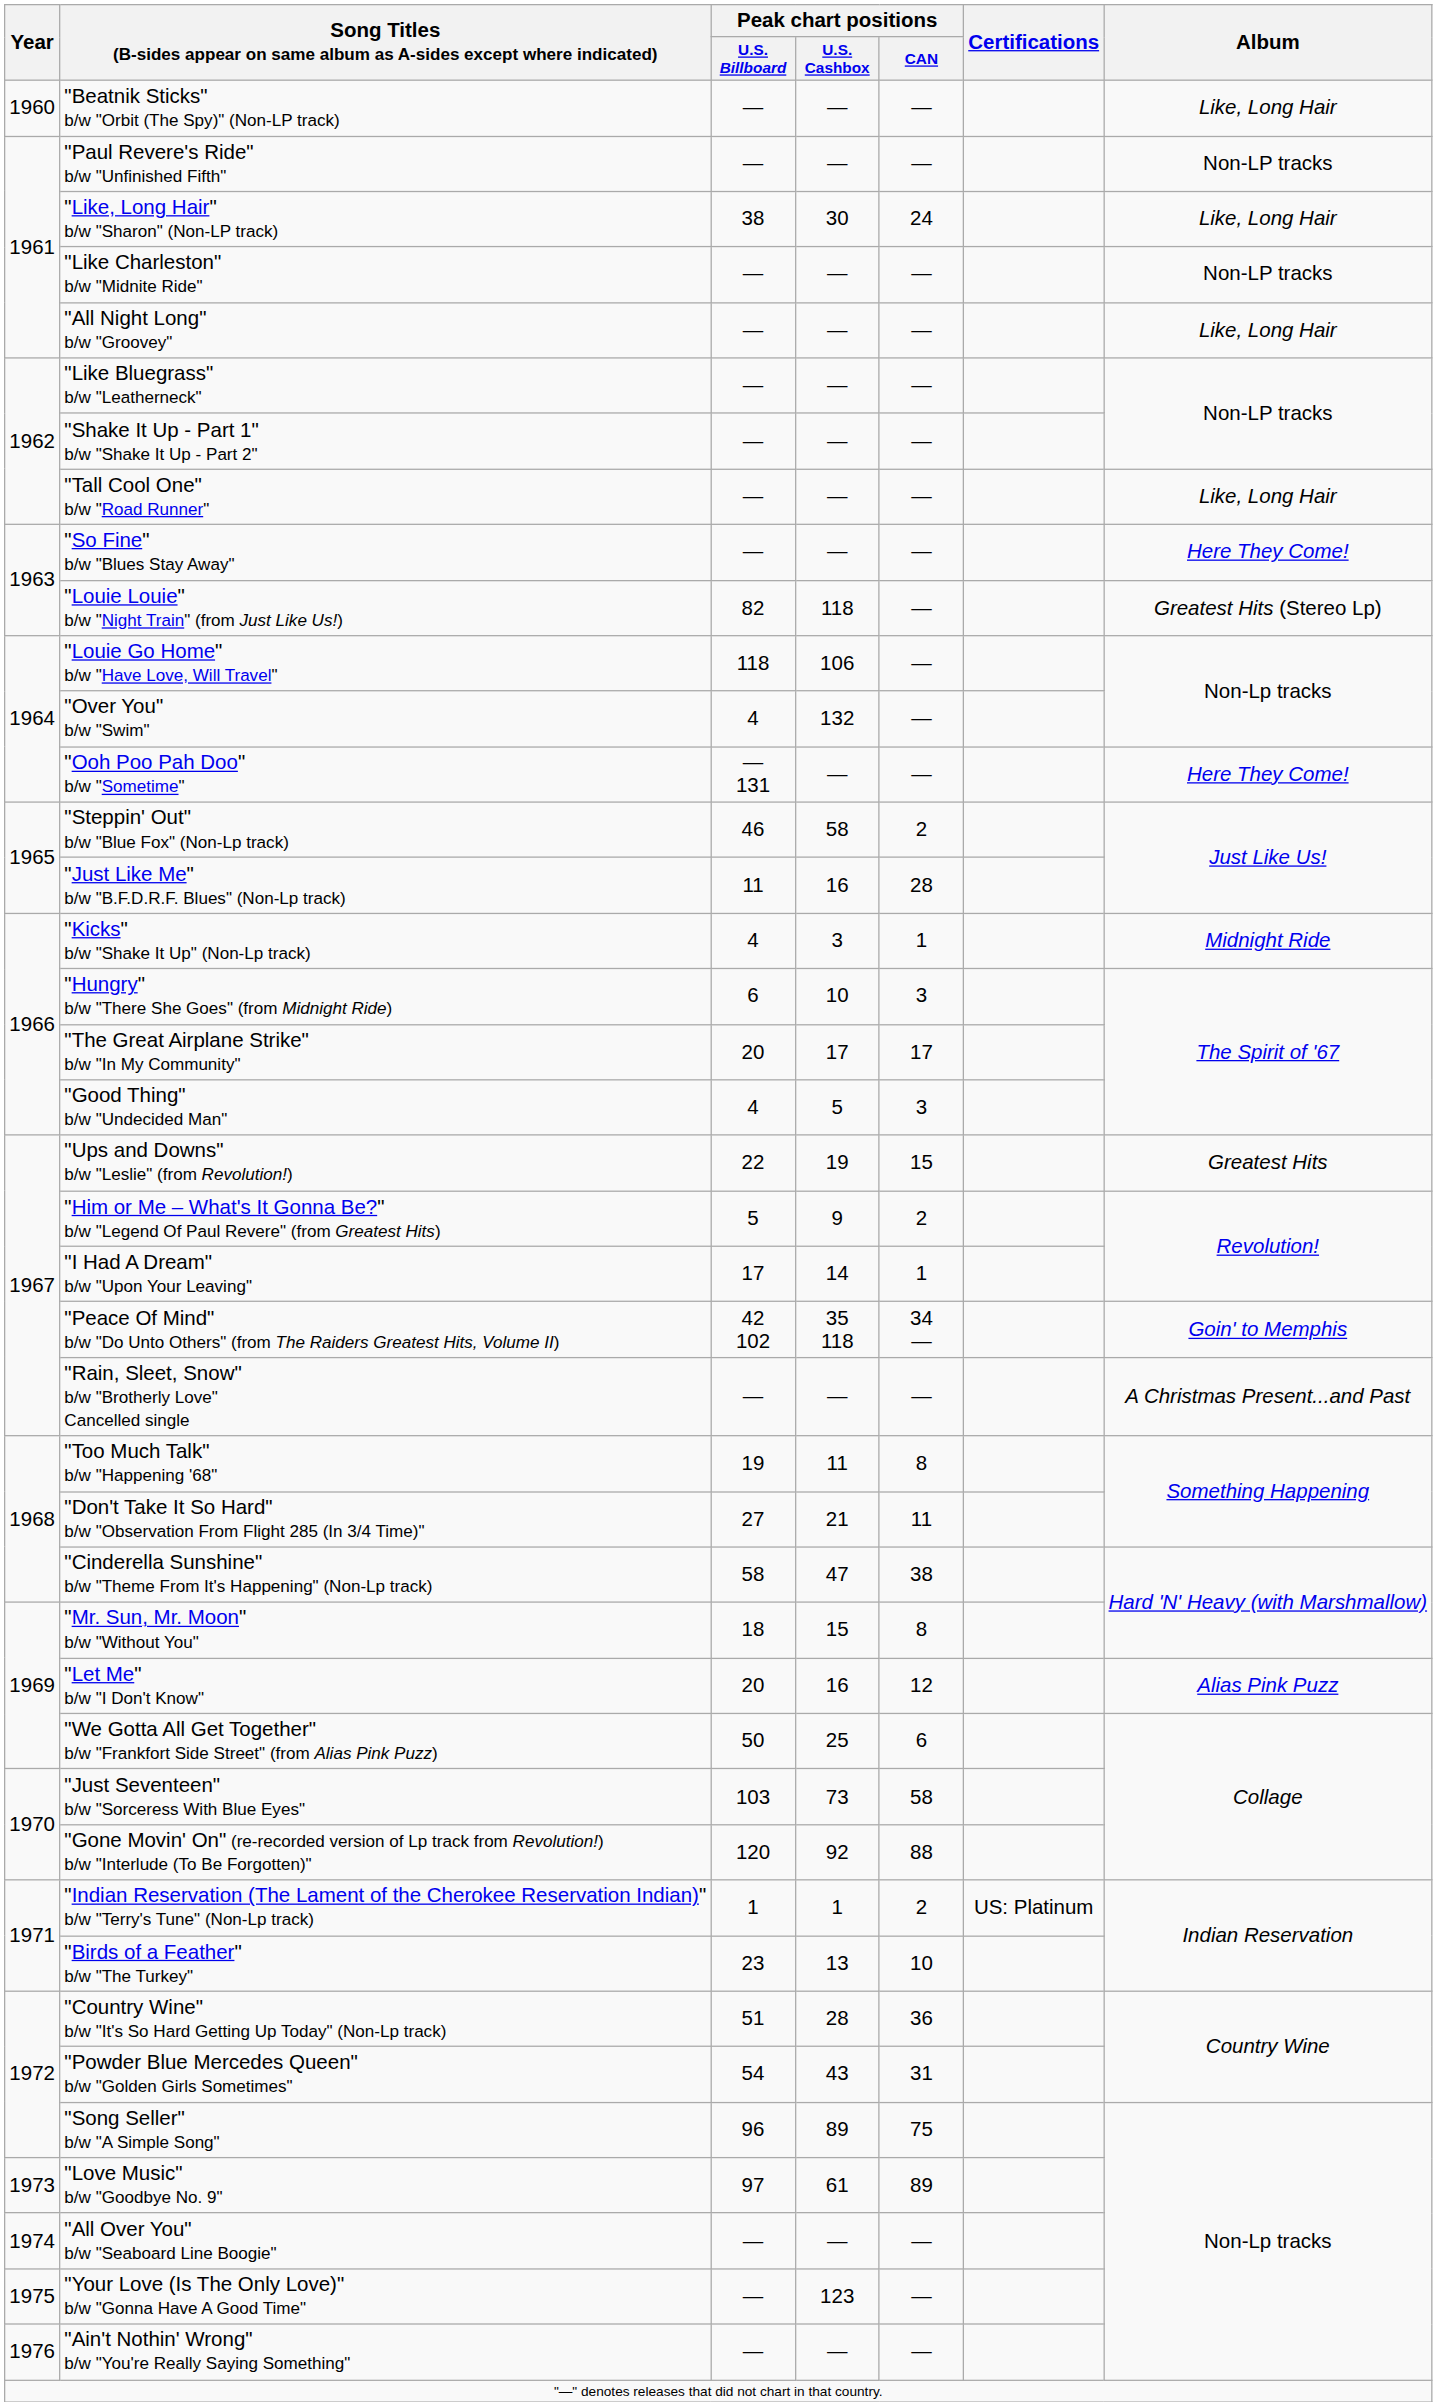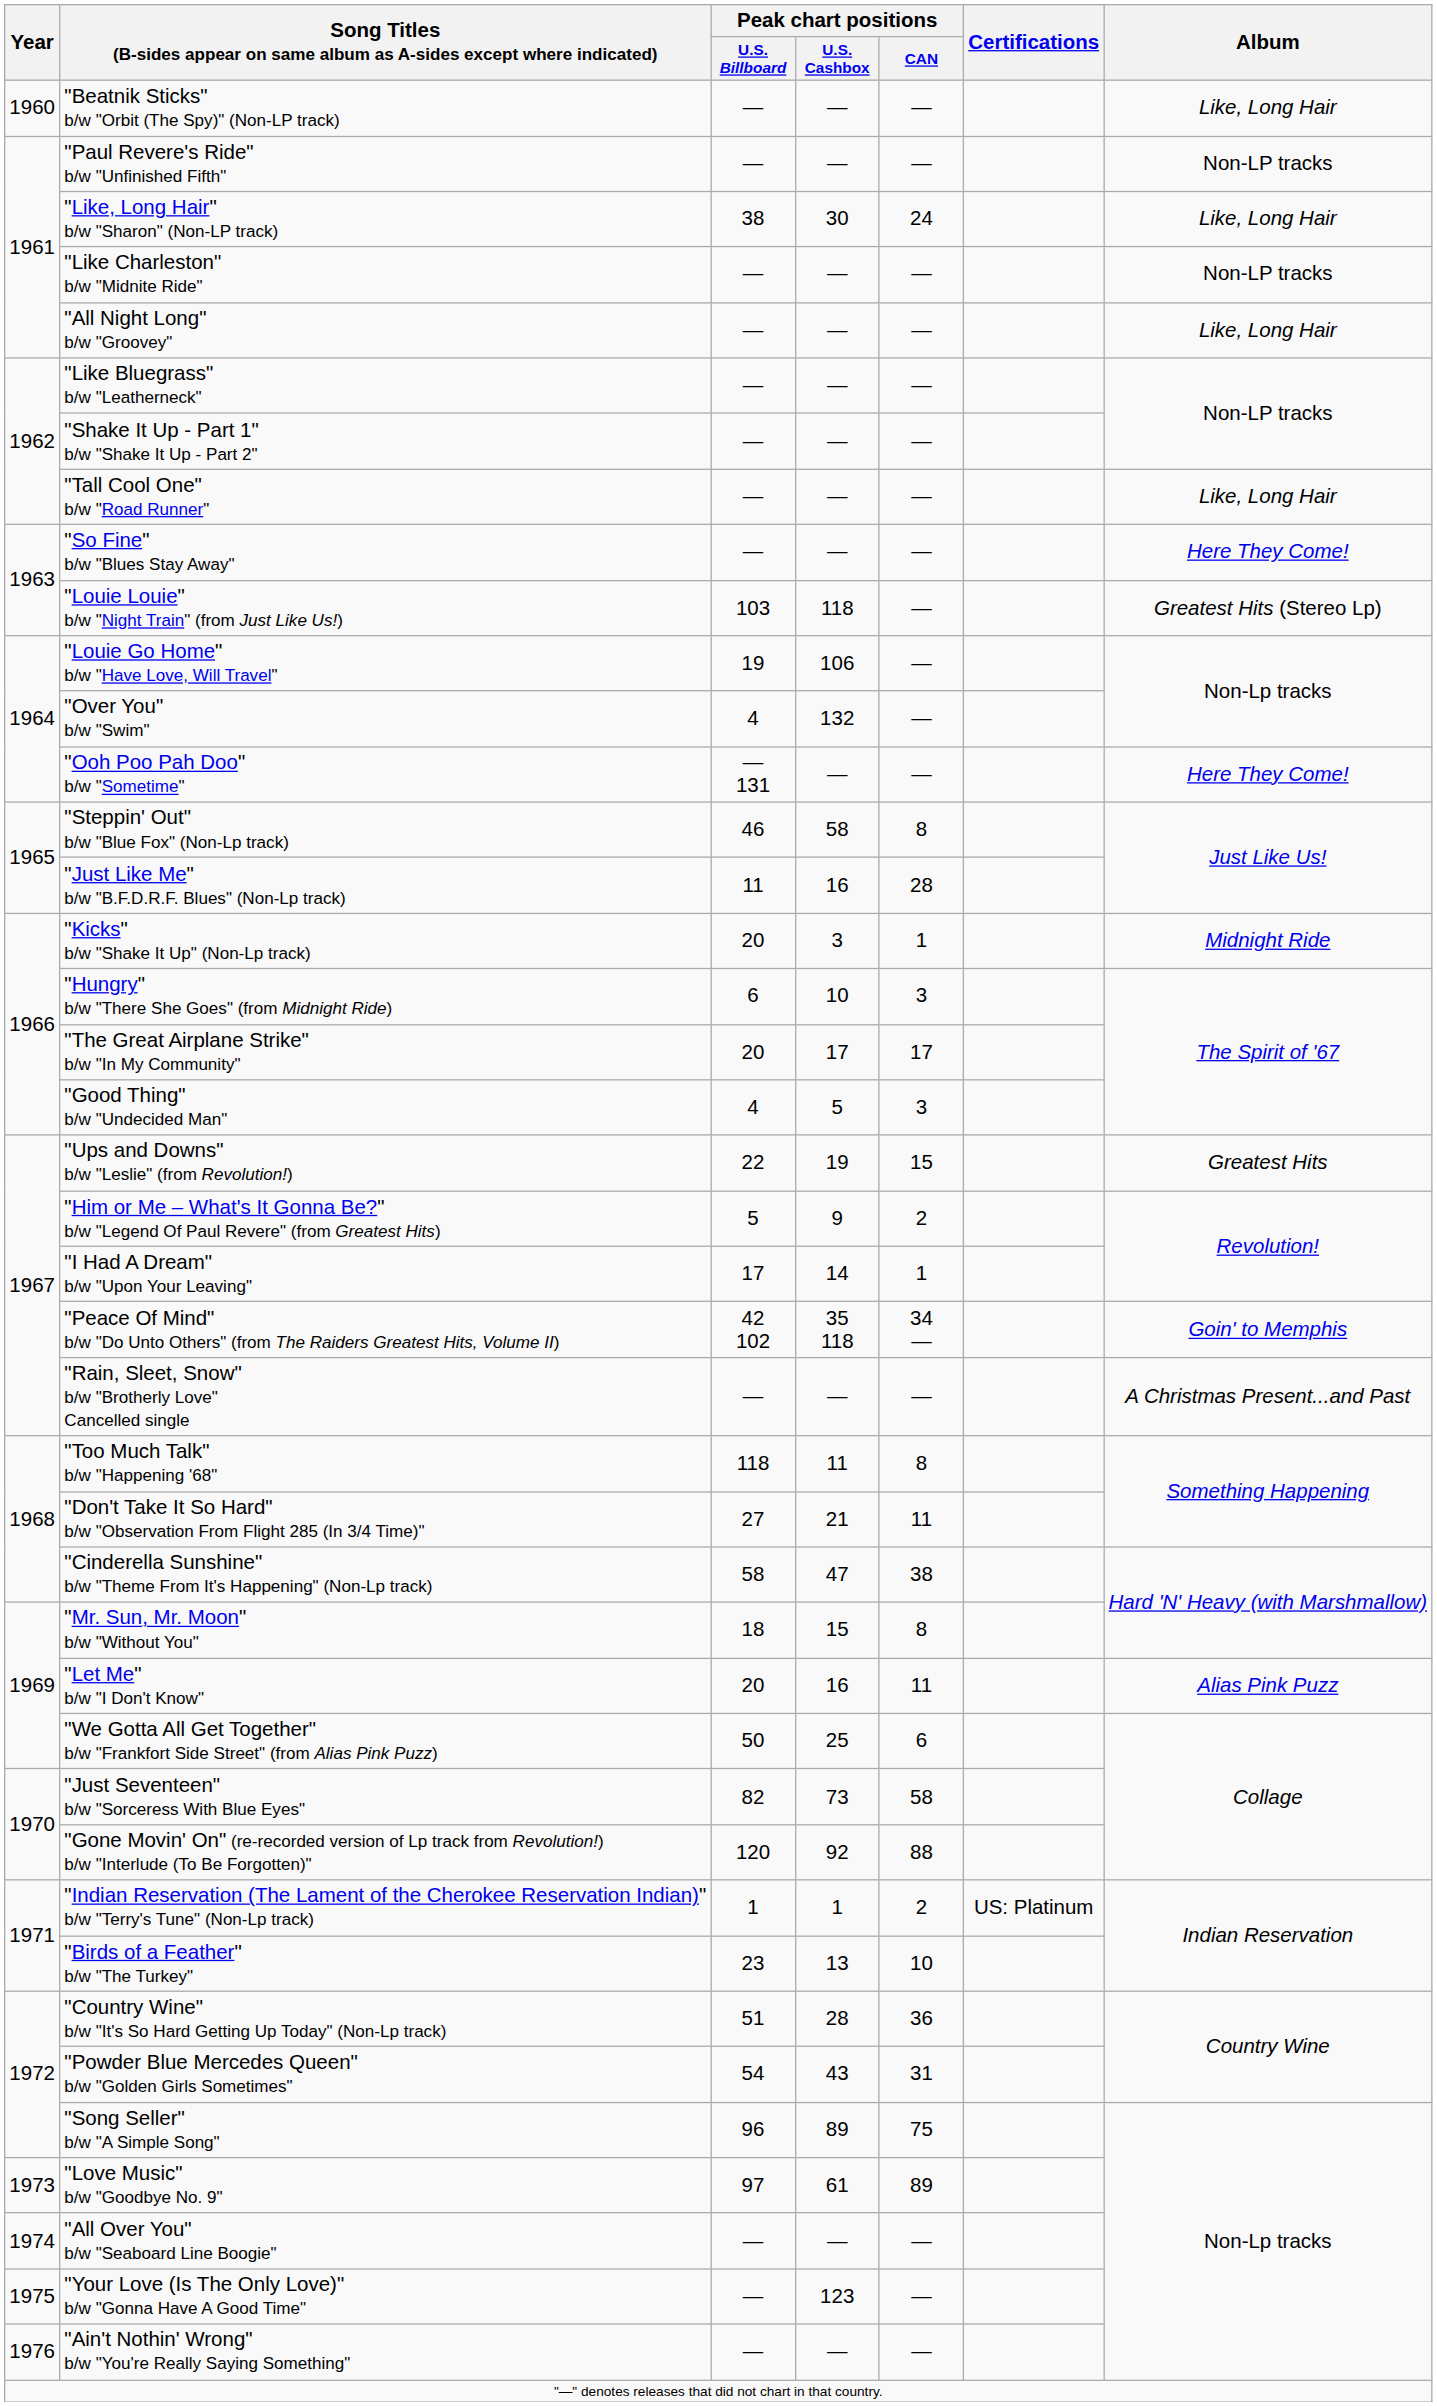(753, 607) 82 -> (753, 607) 103
(753, 663) 118 -> (753, 663) 19
(921, 829) 2 -> (921, 829) 8
(753, 940) 4 -> (753, 940) 20
(753, 1463) 19 -> (753, 1463) 118
(921, 1685) 12 -> (921, 1685) 11
(753, 1796) 103 -> (753, 1796) 82
